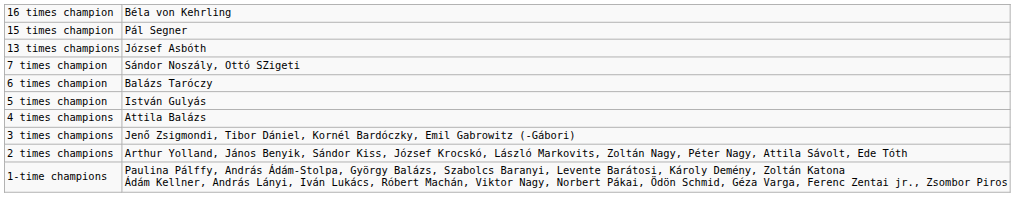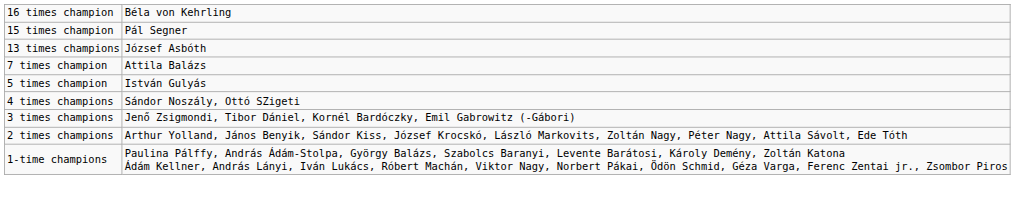(212, 65) Sándor Noszály, Ottó SZigeti -> (165, 65) Attila Balázs
- row: (57, 83)
(165, 118) Attila Balázs -> (212, 100) Sándor Noszály, Ottó SZigeti
